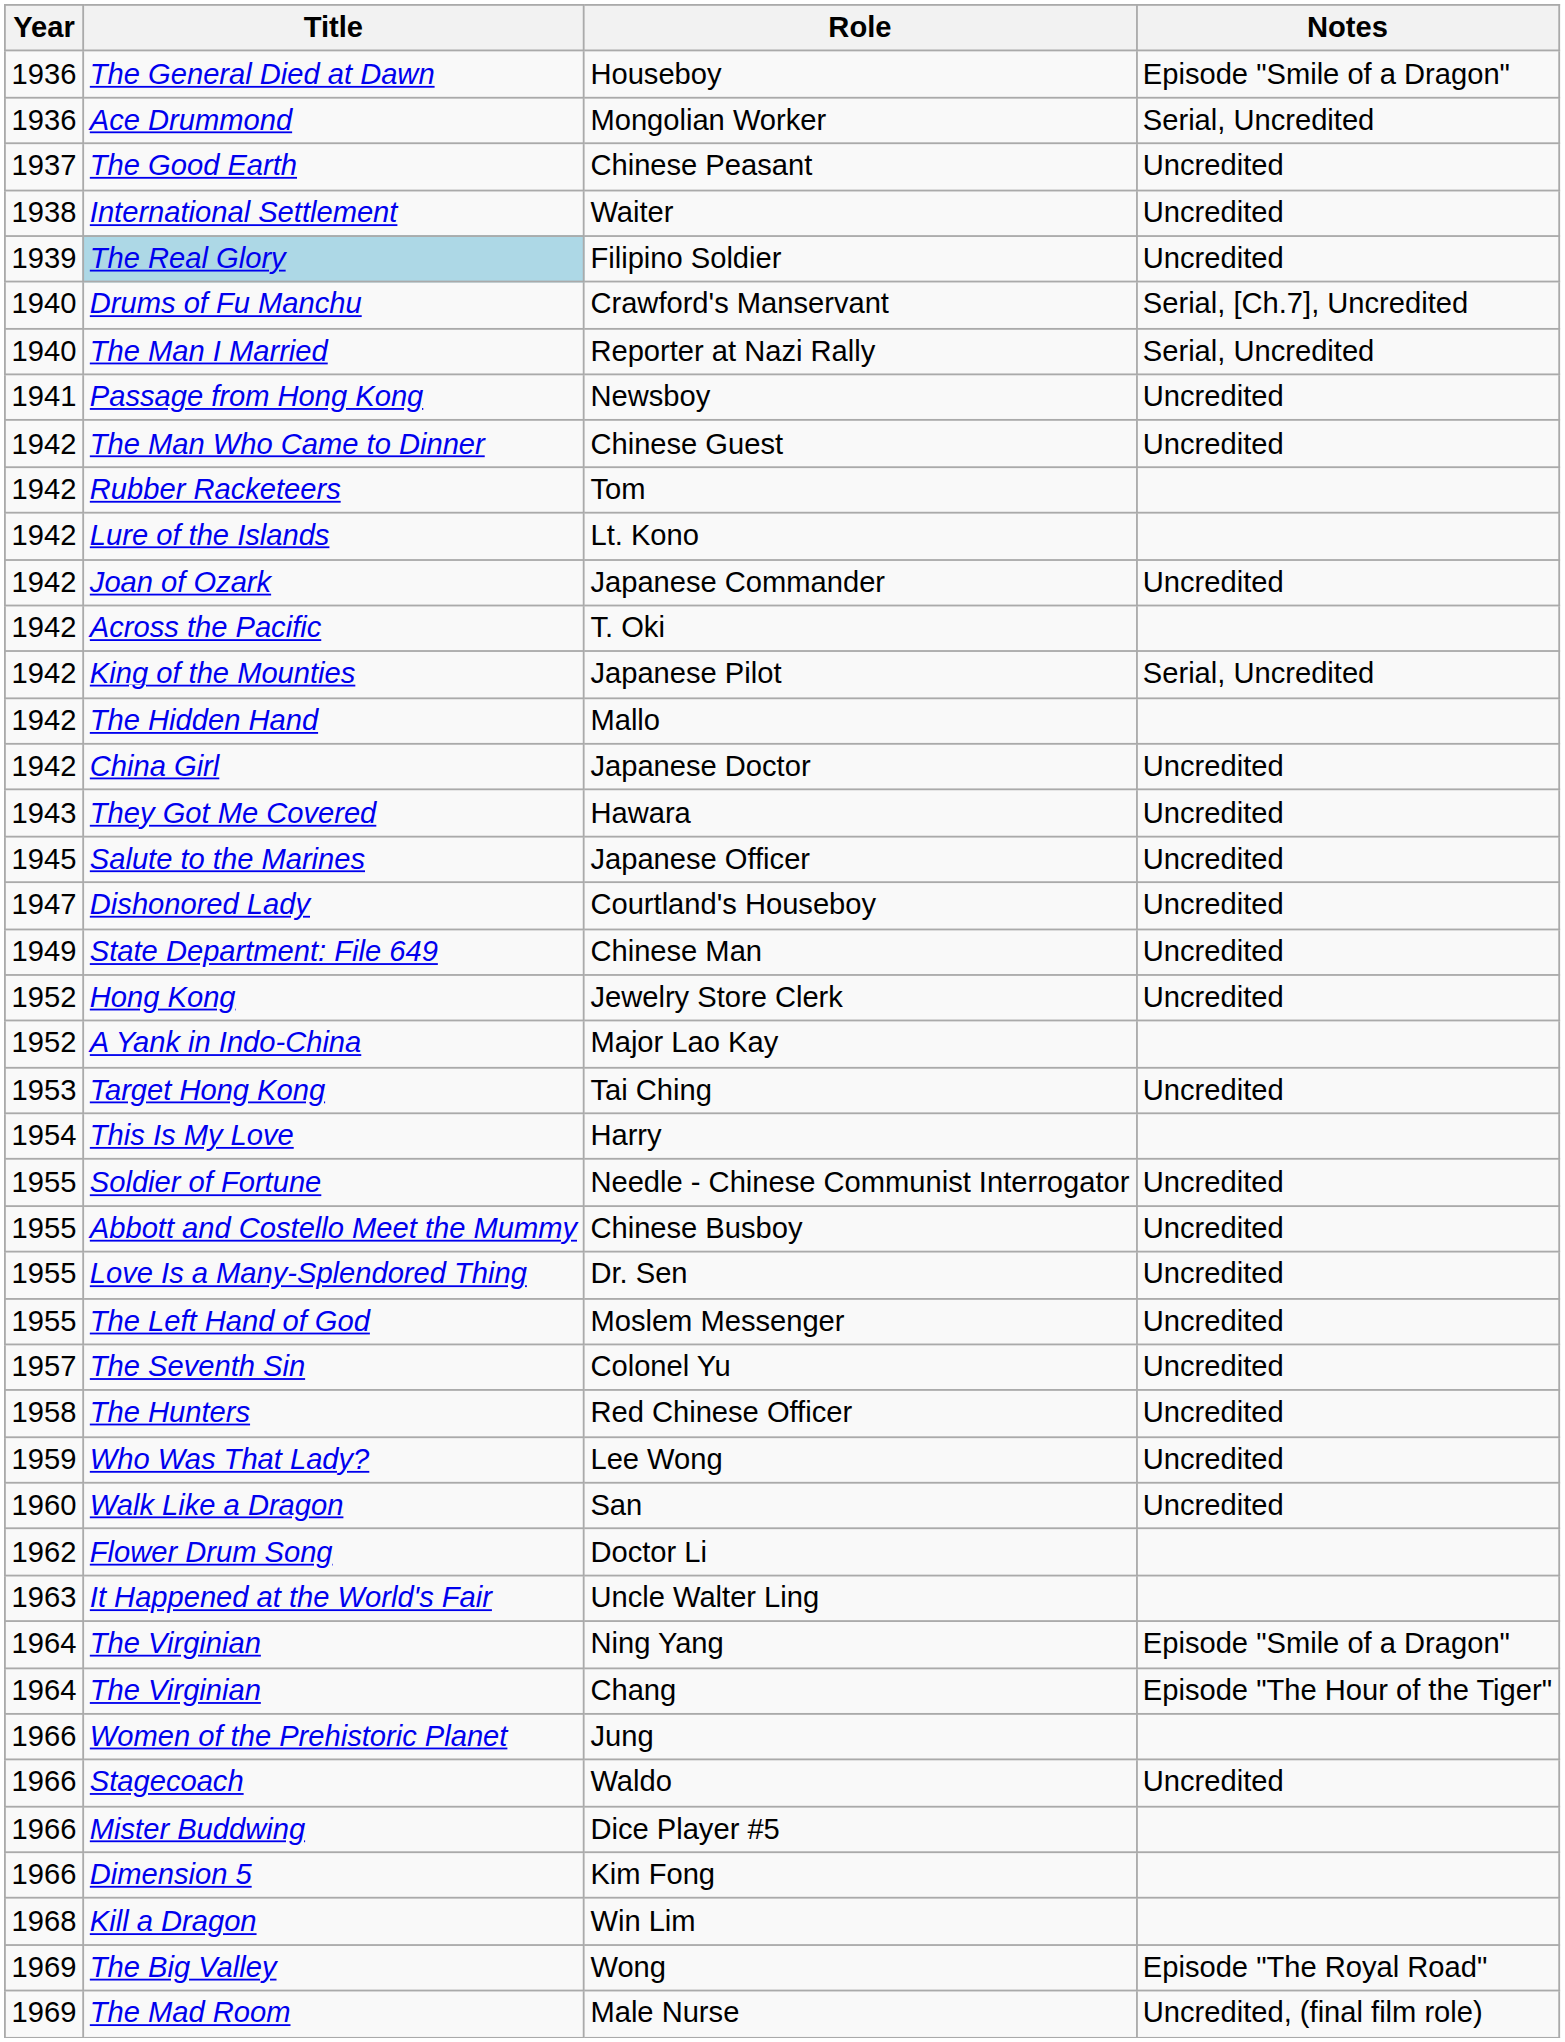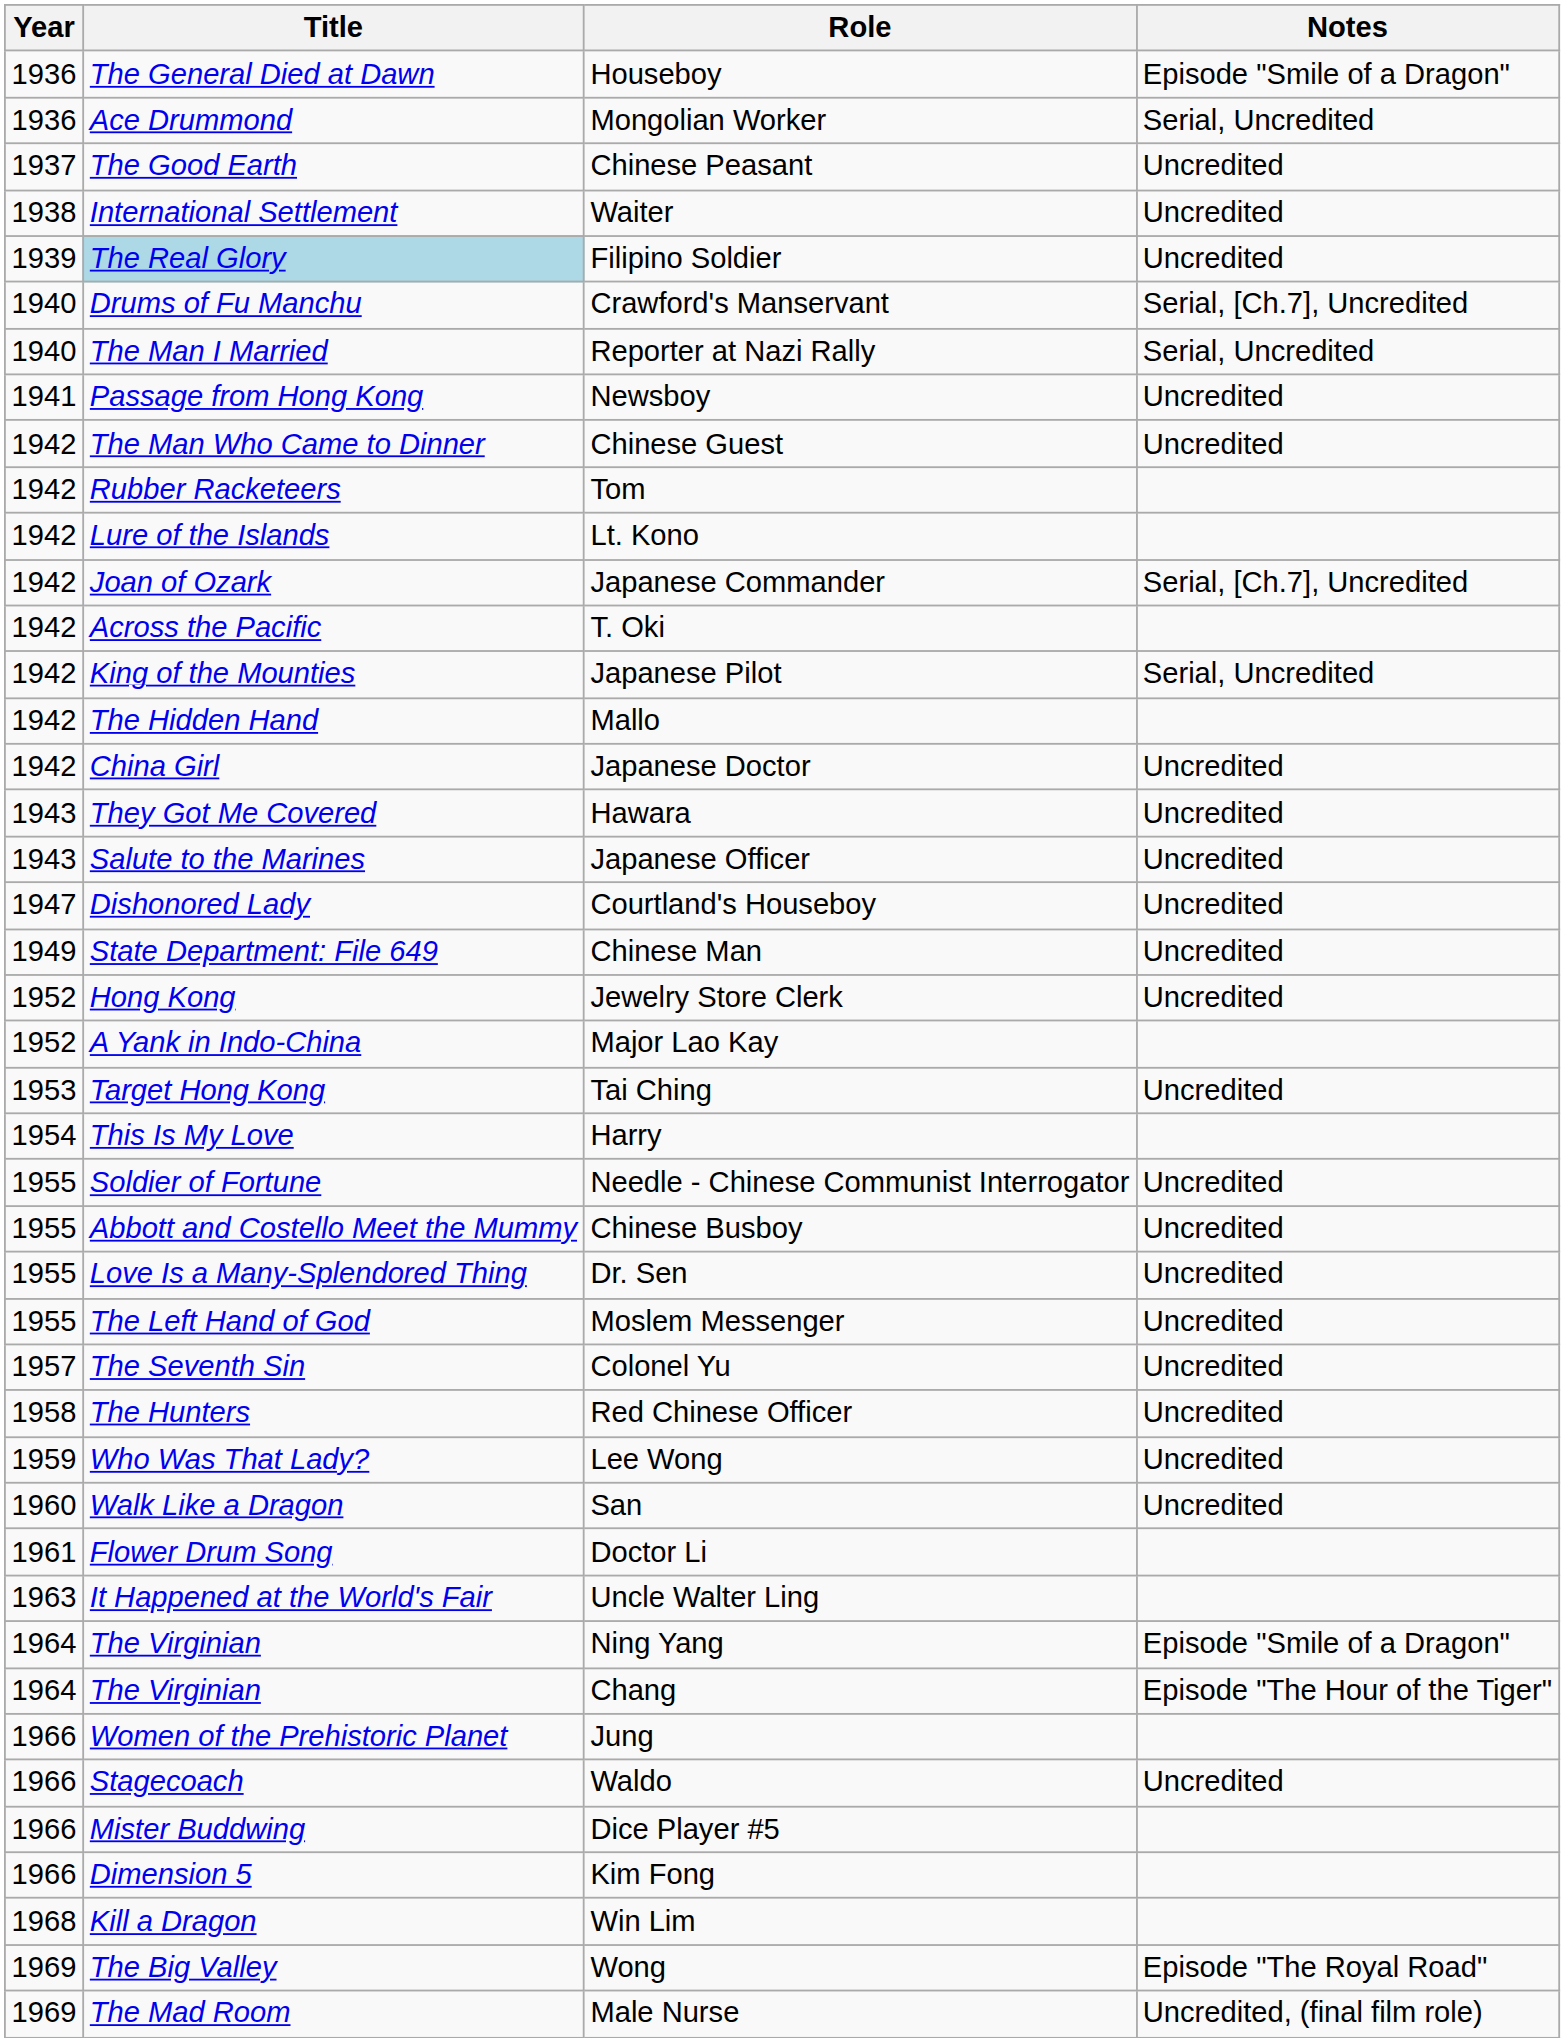(1213, 581) Uncredited -> (1305, 581) Serial, [Ch.7], Uncredited
(44, 858) 1945 -> (44, 858) 1943
(44, 1551) 1962 -> (44, 1551) 1961
